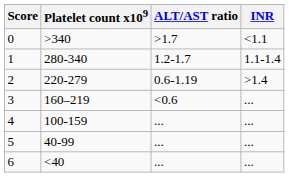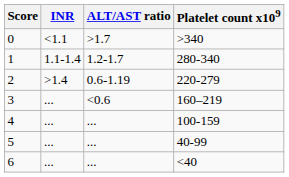columns swapped: (96, 16) <-> (262, 16)
